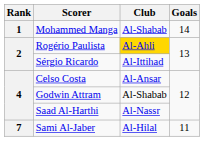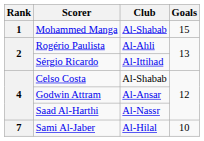(184, 29) 14 -> (184, 29) 15
(139, 45) gold background -> (139, 45) no background
(142, 78) Al-Ansar -> (145, 78) Al-Shabab
(145, 95) Al-Shabab -> (142, 95) Al-Ansar
(184, 128) 11 -> (184, 128) 10
